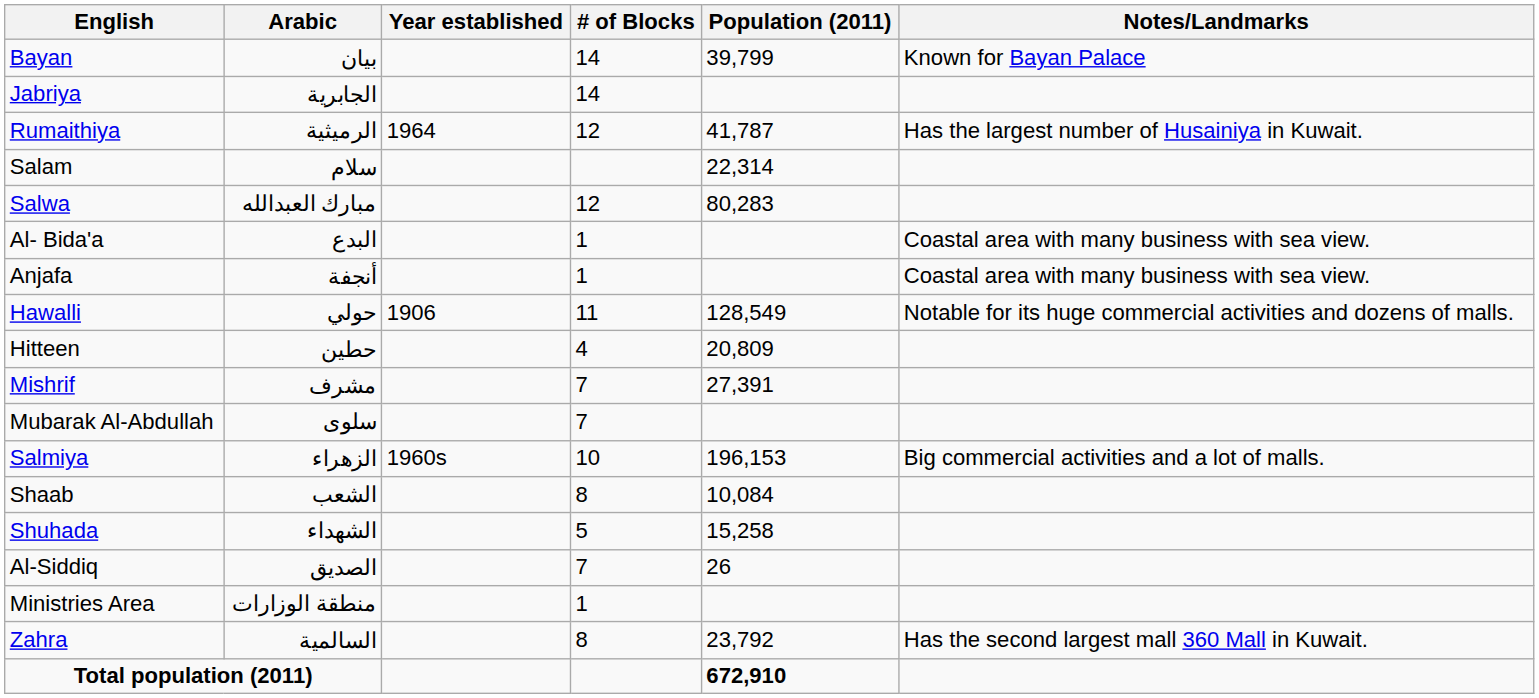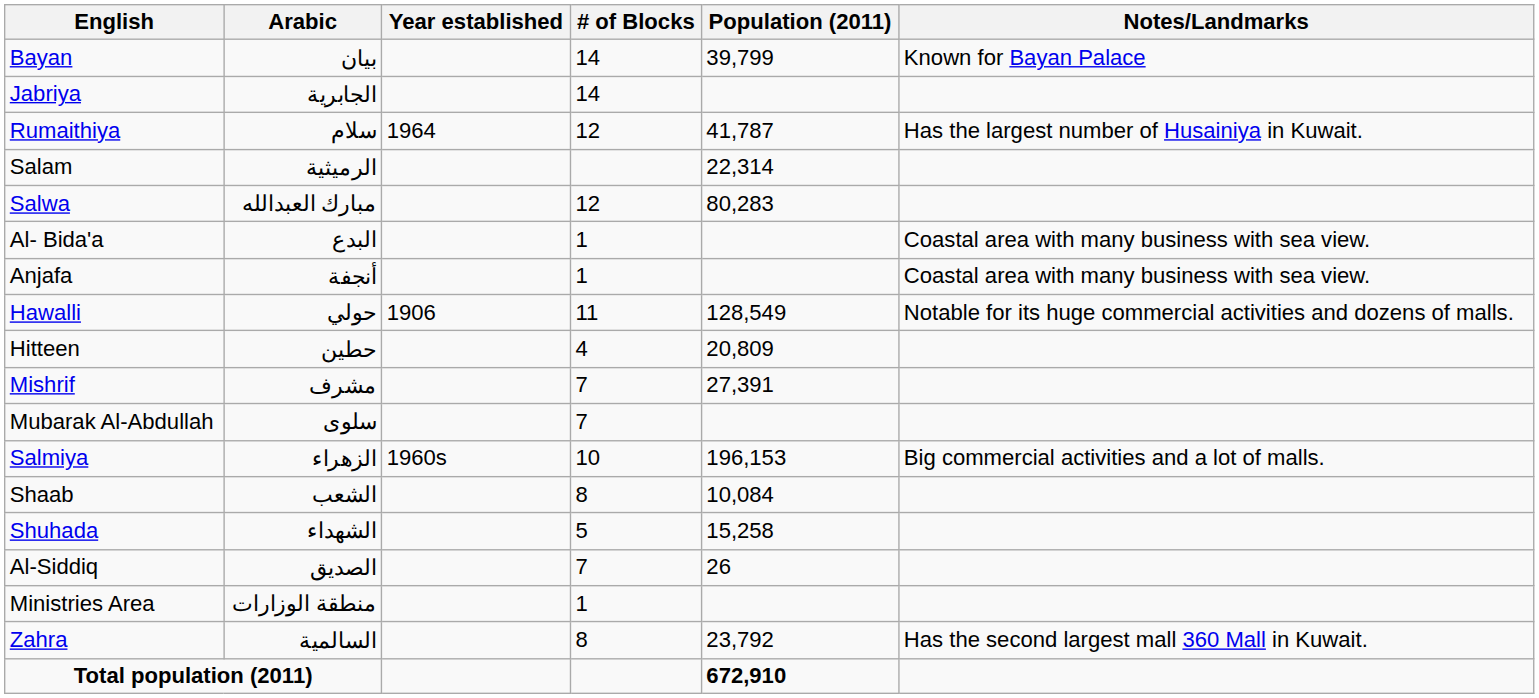(341, 131) الرميثية -> (354, 131) سلام
(354, 167) سلام -> (341, 167) الرميثية
